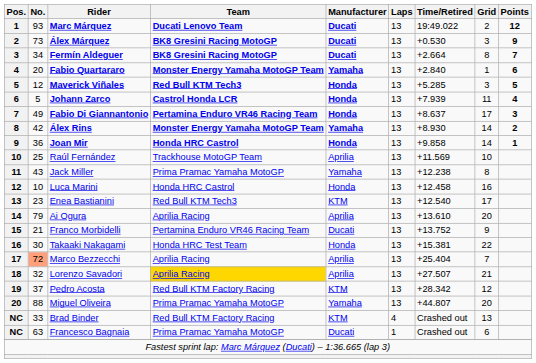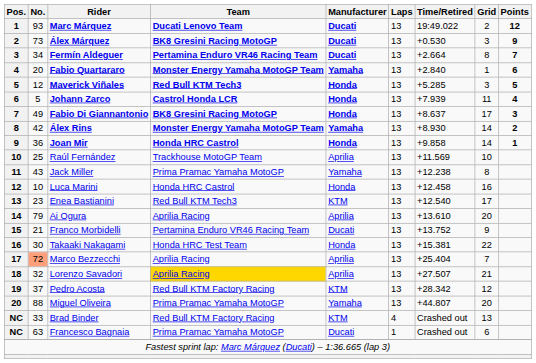(215, 55) BK8 Gresini Racing MotoGP -> (235, 55) Pertamina Enduro VR46 Racing Team
(235, 113) Pertamina Enduro VR46 Racing Team -> (215, 113) BK8 Gresini Racing MotoGP
